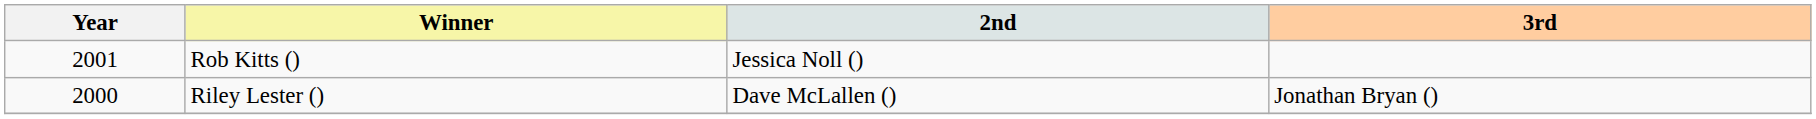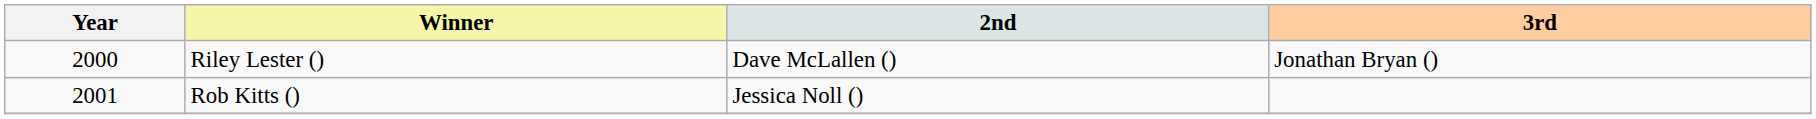rows swapped: (257, 95) <-> (245, 58)
